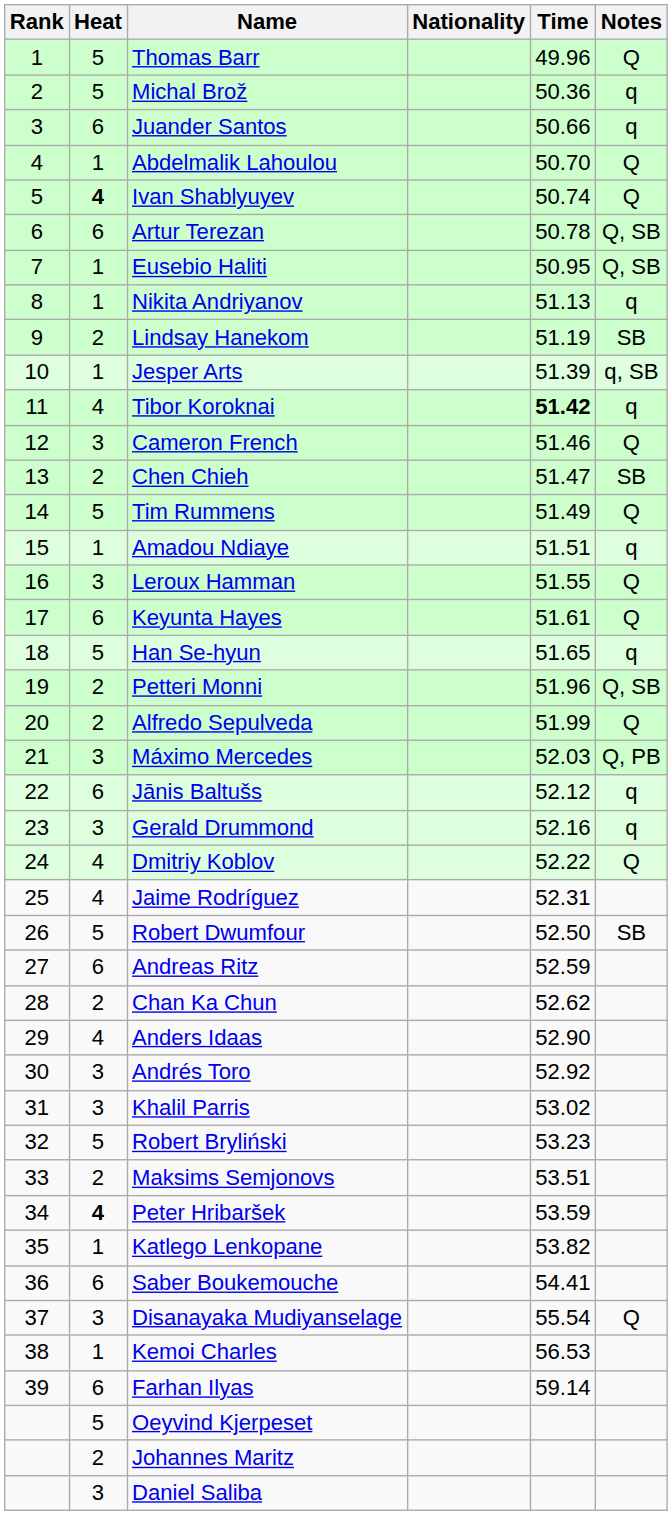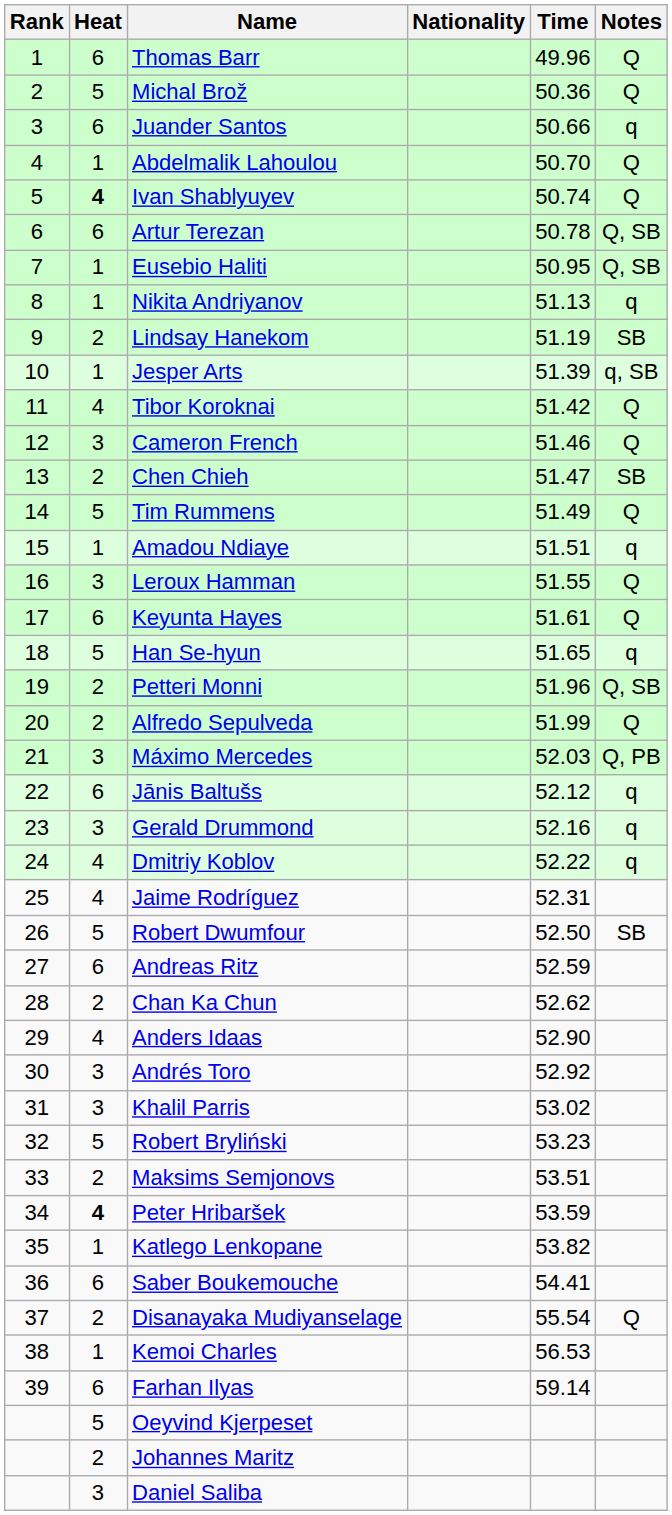(98, 57) 5 -> (98, 57) 6
(631, 92) q -> (631, 92) Q
(563, 407) bold -> (563, 407) normal
(631, 407) q -> (631, 407) Q
(631, 862) Q -> (631, 862) q
(98, 1317) 3 -> (98, 1317) 2
